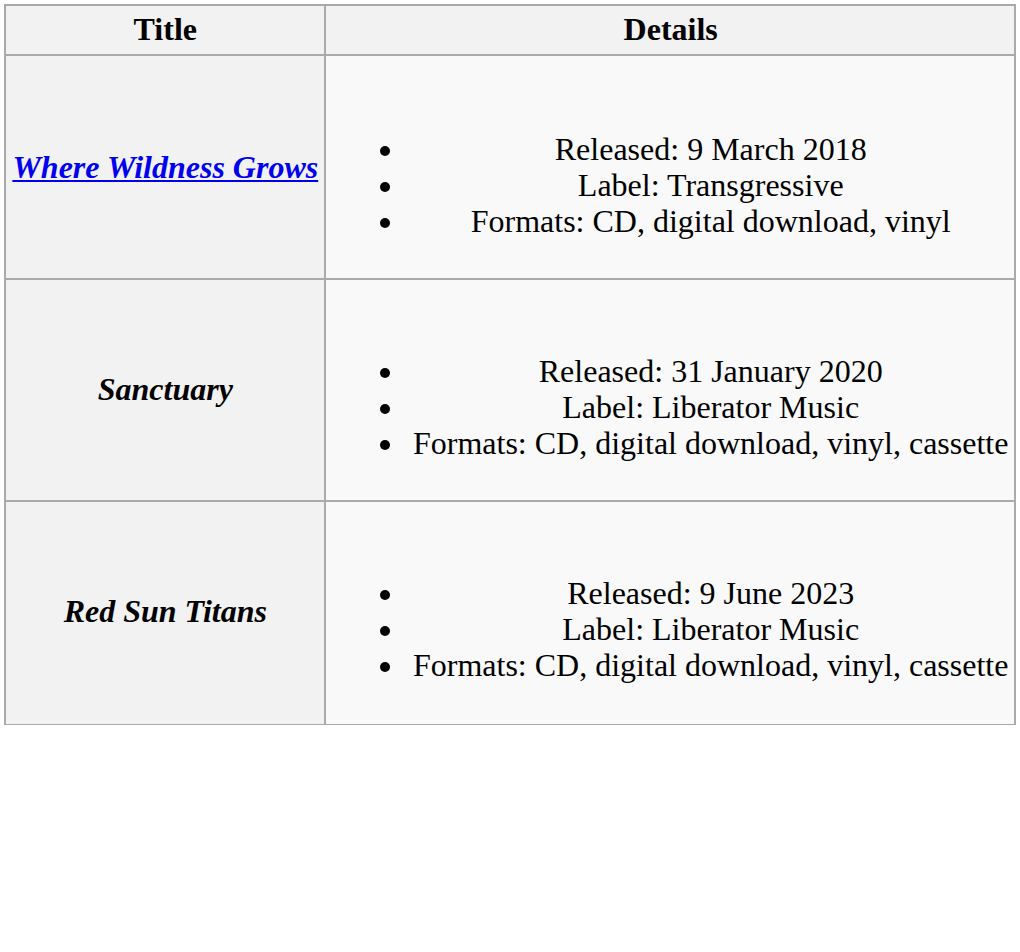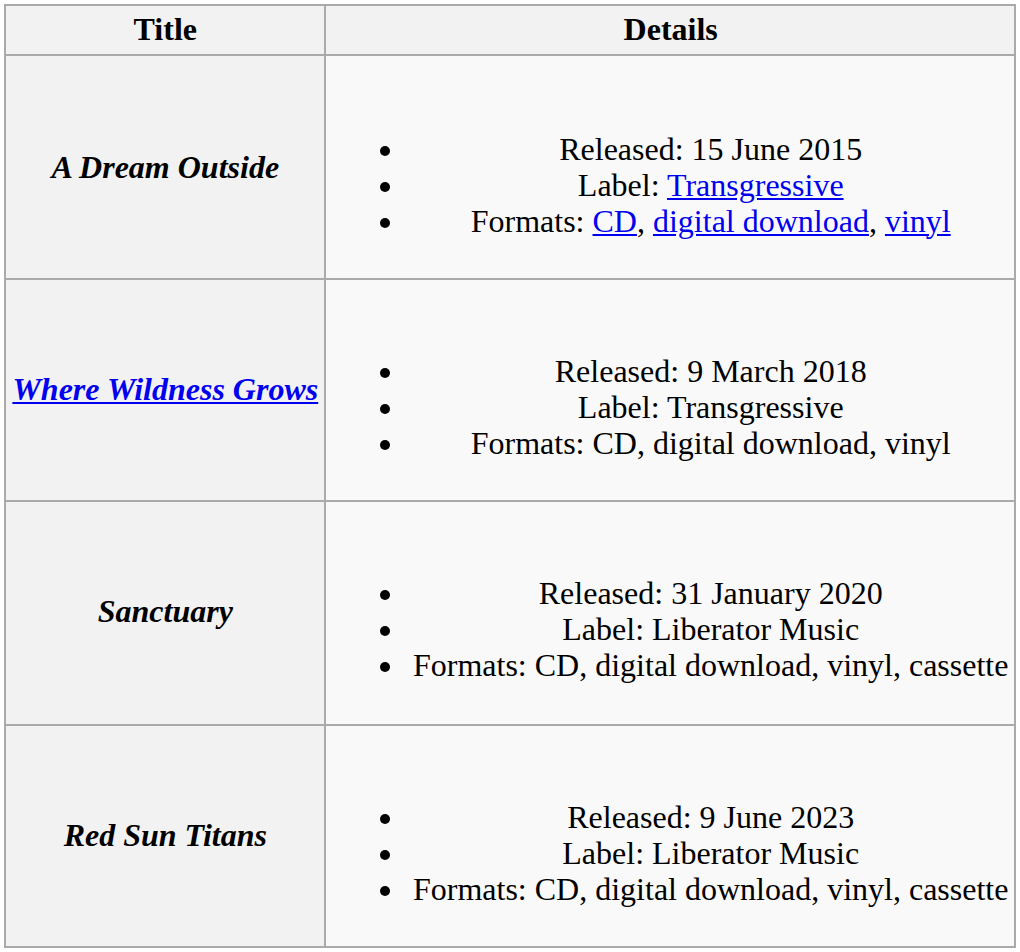+ row: (165, 166)
